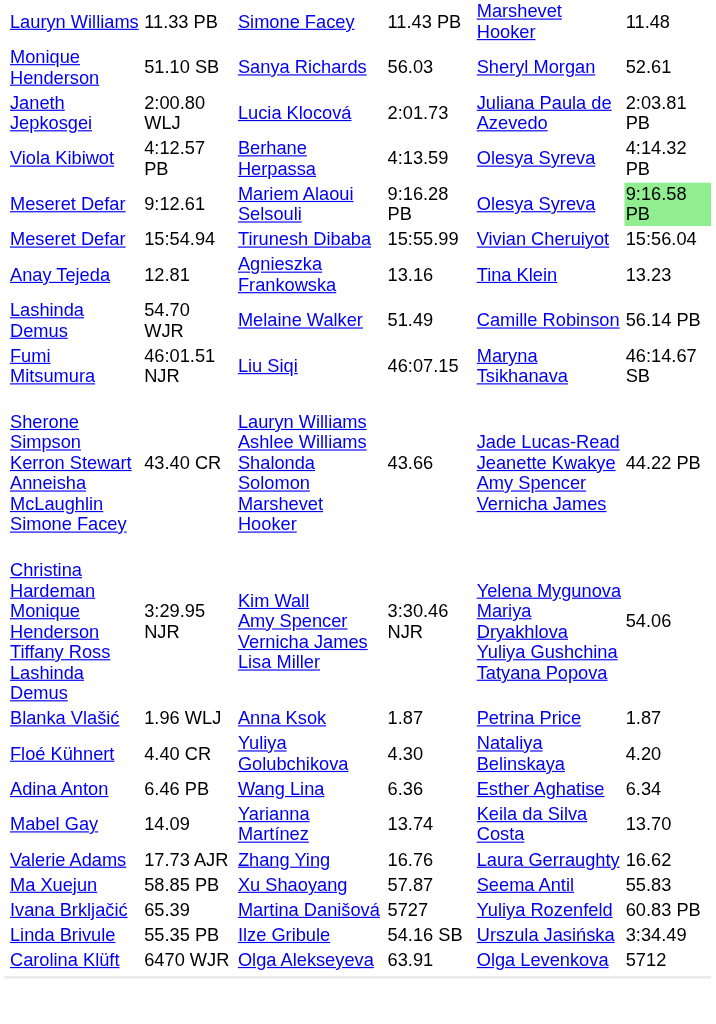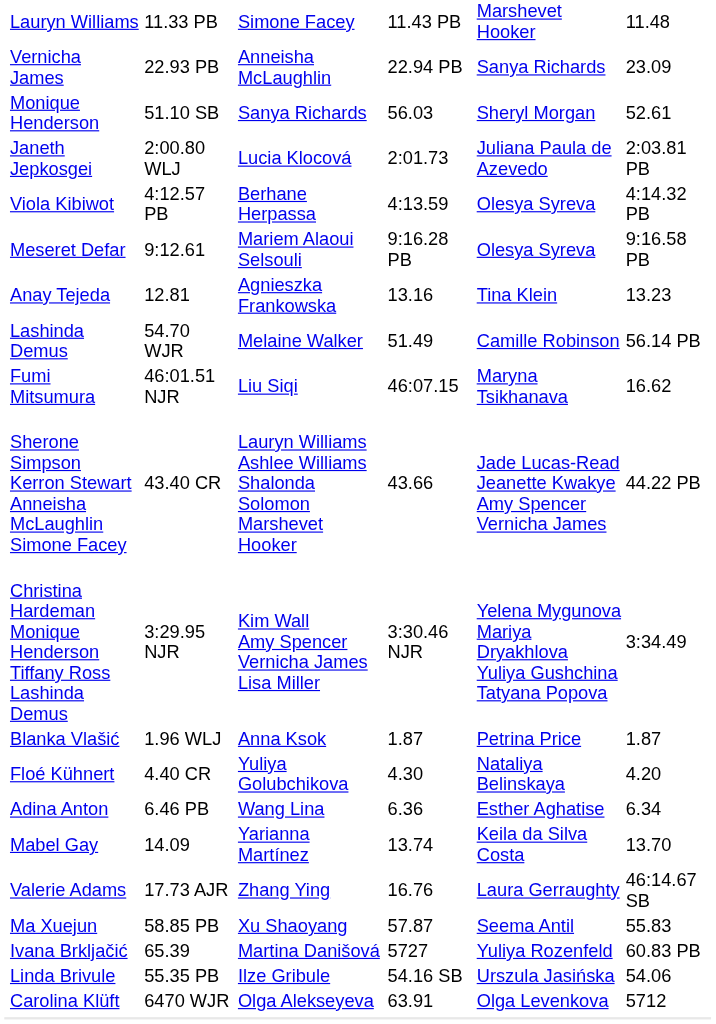+ row: (182, 67)
(656, 204) lightgreen background -> (656, 249) no background
- row: (180, 239)
(661, 366) 46:14.67 SB -> (649, 386) 16.62
(649, 621) 54.06 -> (656, 642) 3:34.49
(649, 859) 16.62 -> (661, 890) 46:14.67 SB
(656, 935) 3:34.49 -> (649, 976) 54.06
